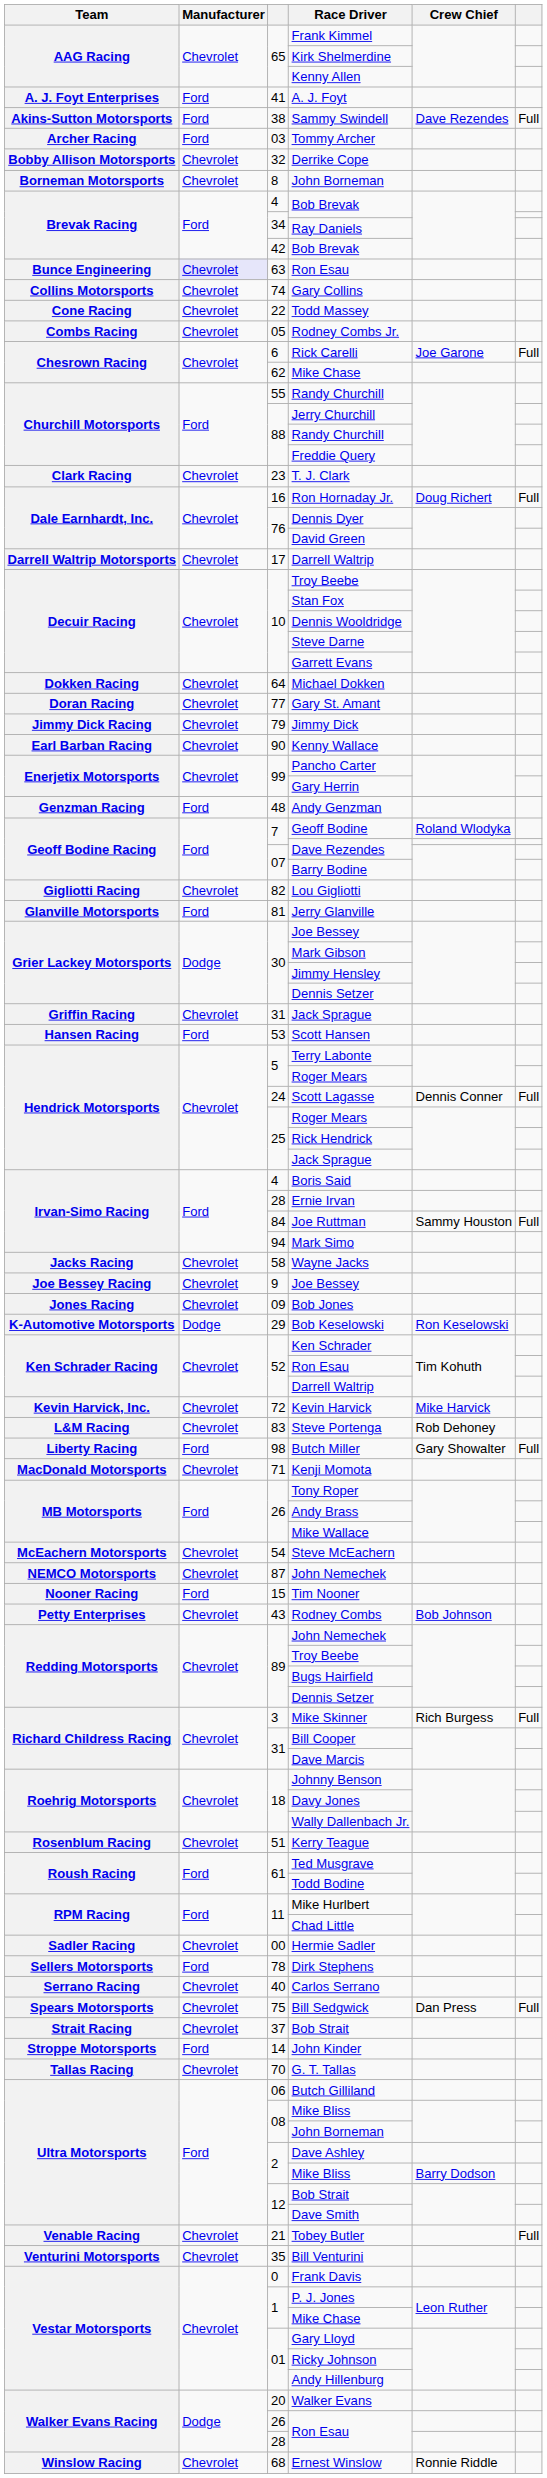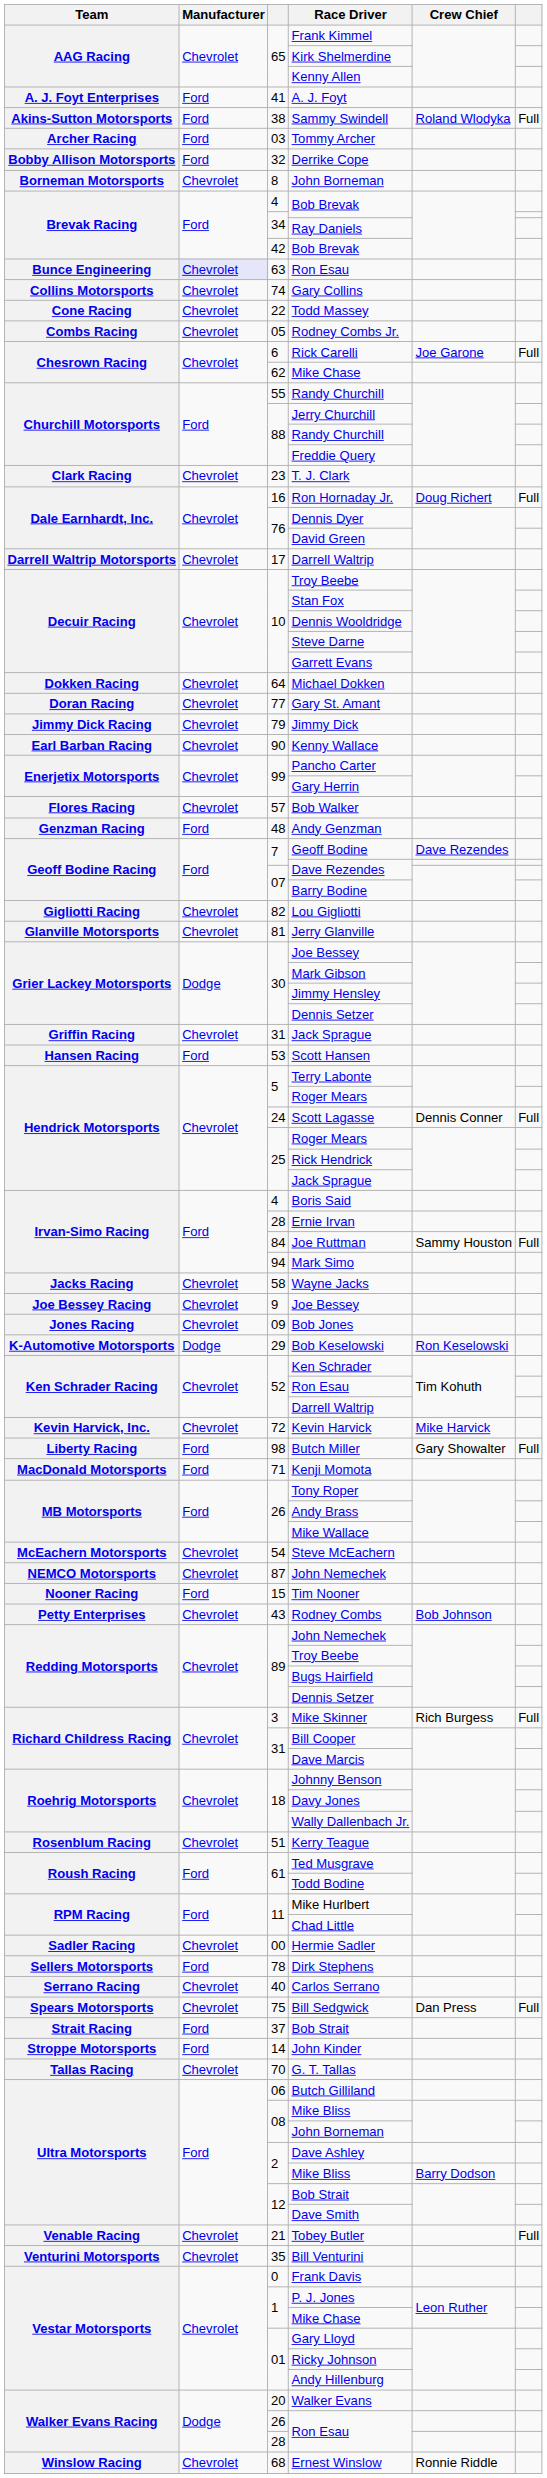(462, 118) Dave Rezendes -> (463, 118) Roland Wlodyka
(210, 160) Chevrolet -> (196, 160) Ford
+ row: (278, 807)
(463, 828) Roland Wlodyka -> (462, 849) Dave Rezendes
(196, 911) Ford -> (210, 932) Chevrolet
- row: (278, 1428)
(210, 1470) Chevrolet -> (196, 1470) Ford
(210, 2028) Chevrolet -> (196, 2028) Ford
